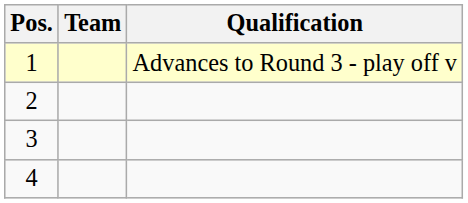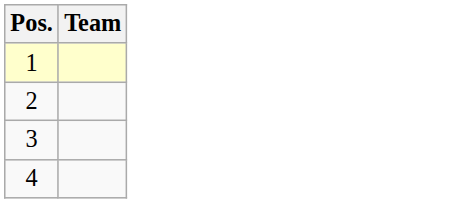- column: (295, 23)
